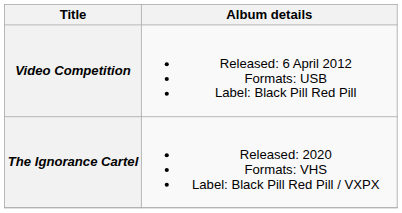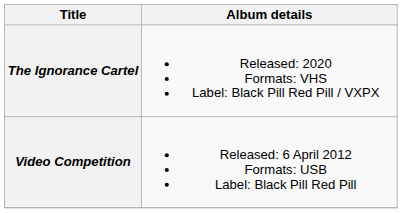rows swapped: (73, 70) <-> (73, 162)
